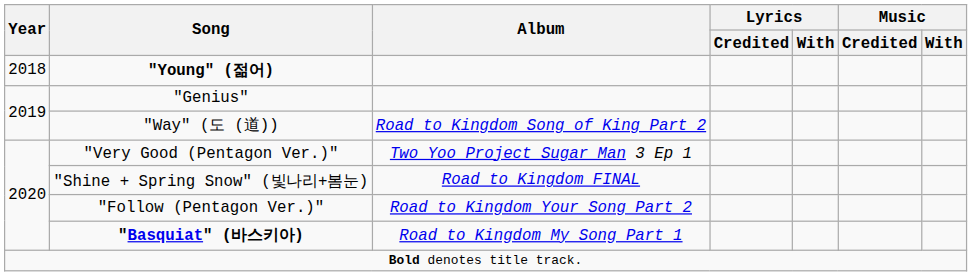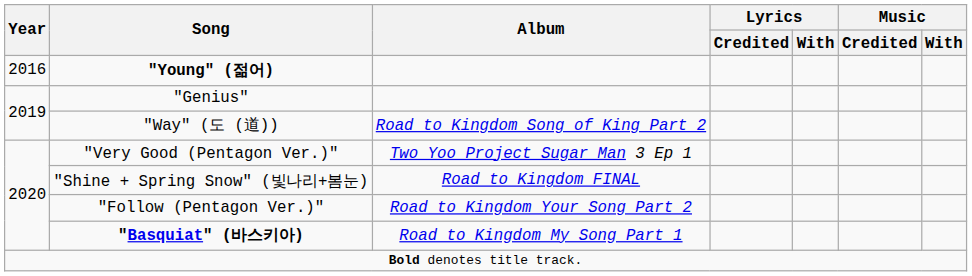(27, 71) 2018 -> (27, 71) 2016
